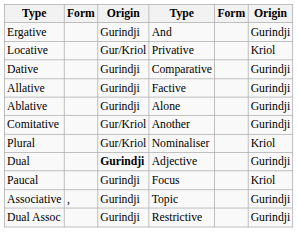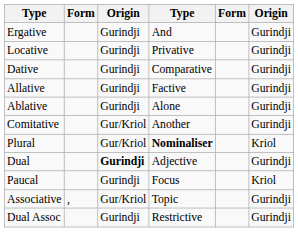(123, 50) Gur/Kriol -> (120, 50) Gurindji
(263, 50) Kriol -> (271, 50) Gurindji
(181, 143) normal -> (182, 143) bold
(120, 198) Gurindji -> (123, 198) Gur/Kriol
